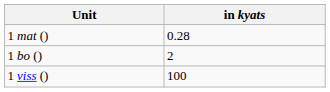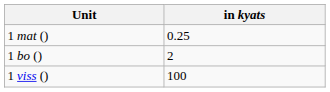(178, 35) 0.28 -> (178, 35) 0.25
